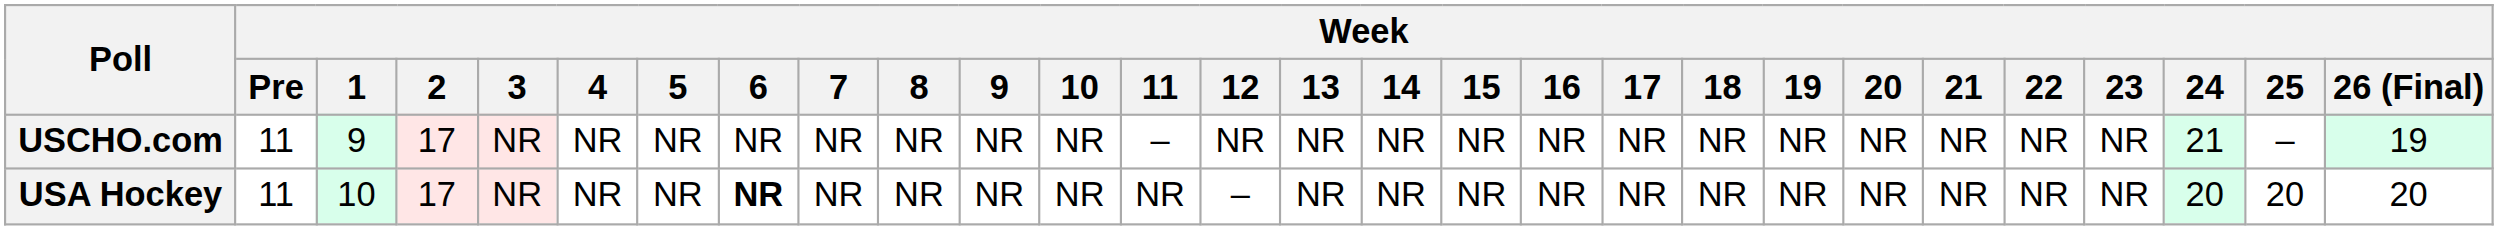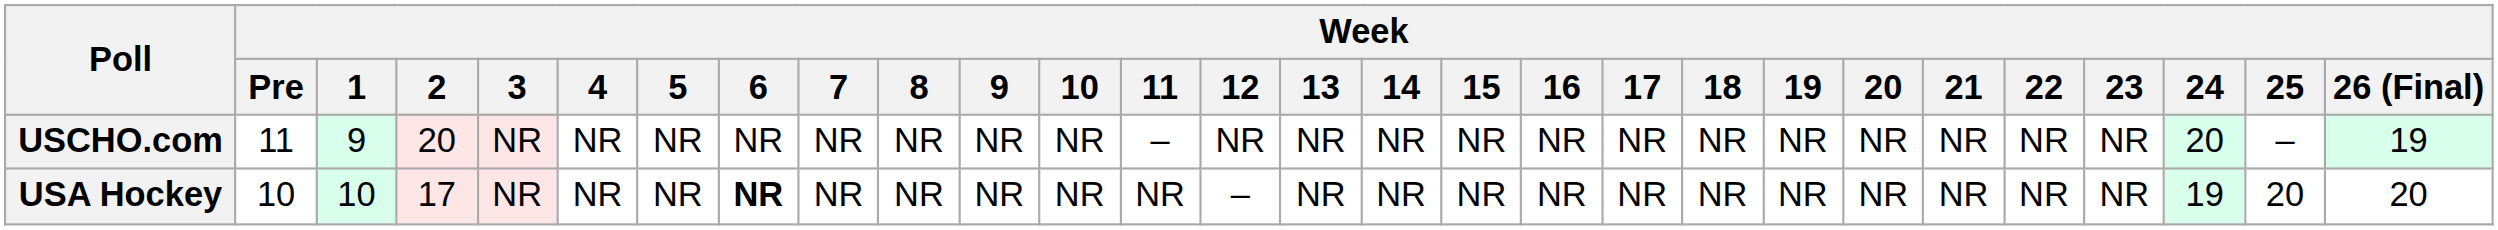(437, 140) 17 -> (437, 140) 20
(2205, 140) 21 -> (2205, 140) 20
(276, 195) 11 -> (276, 195) 10
(2205, 195) 20 -> (2205, 195) 19
